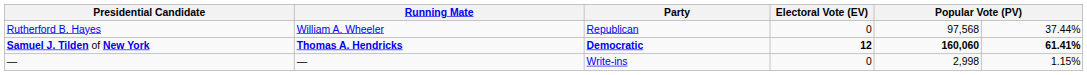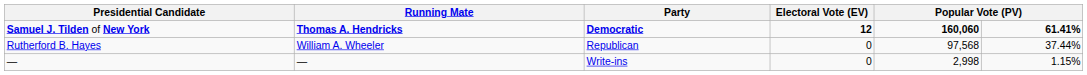rows swapped: (78, 45) <-> (54, 29)
